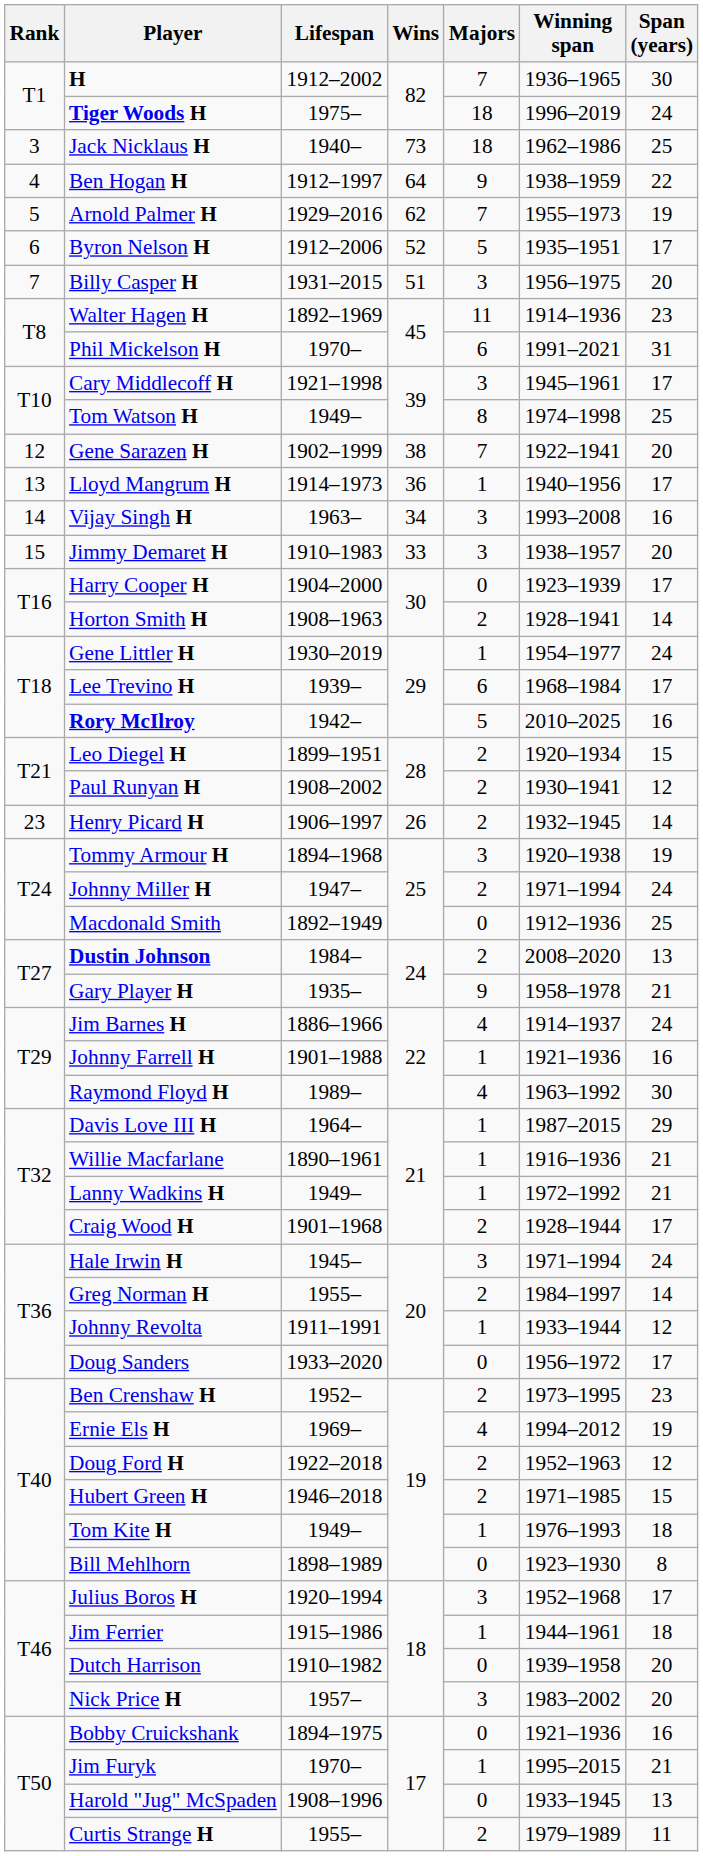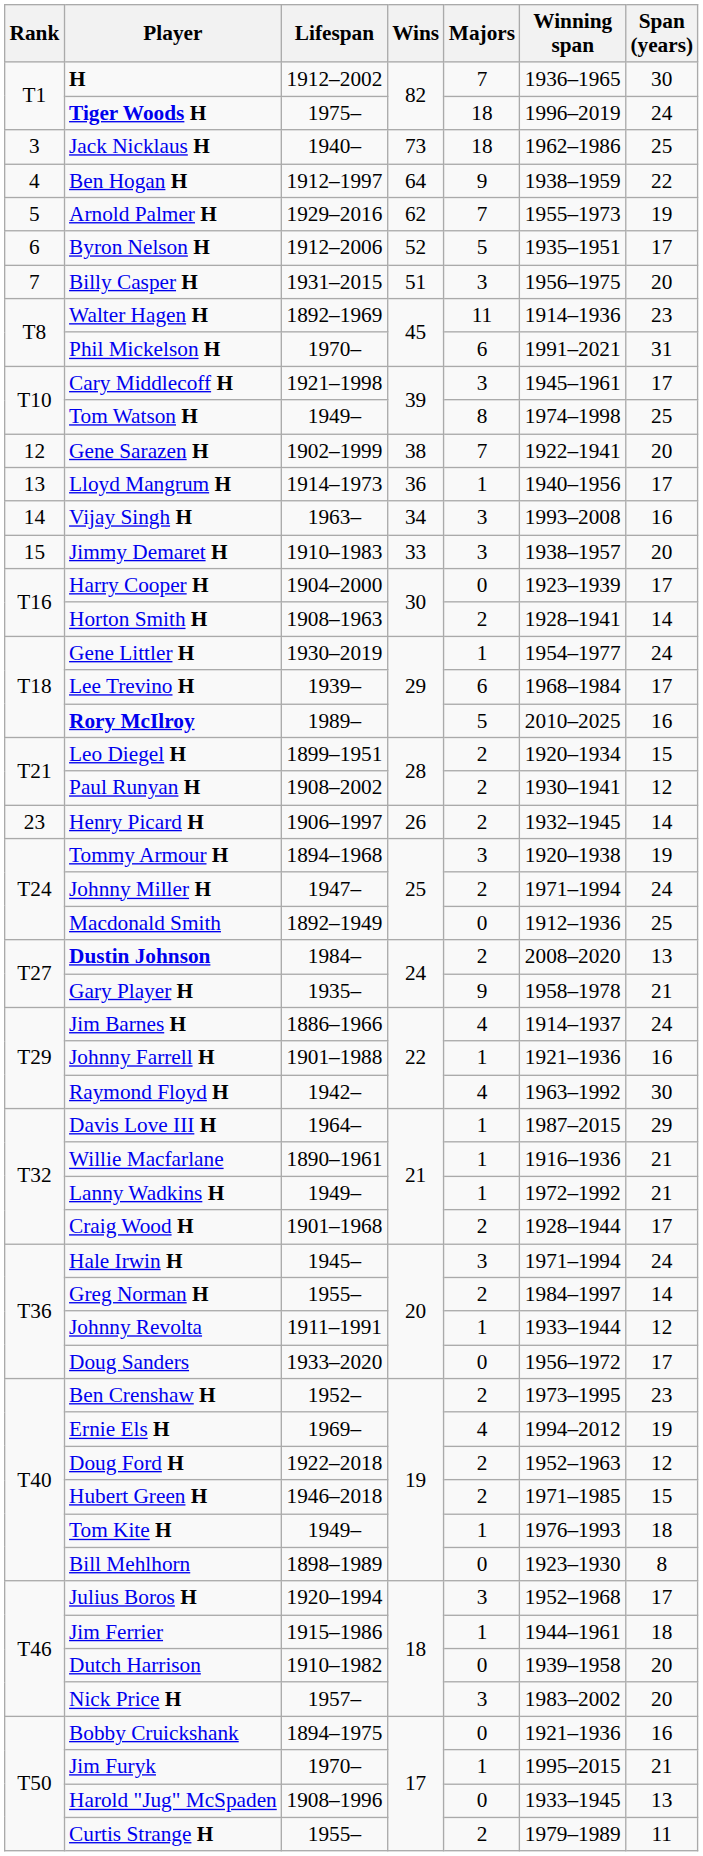(334, 720) 1942– -> (334, 720) 1989–
(334, 1091) 1989– -> (334, 1091) 1942–
